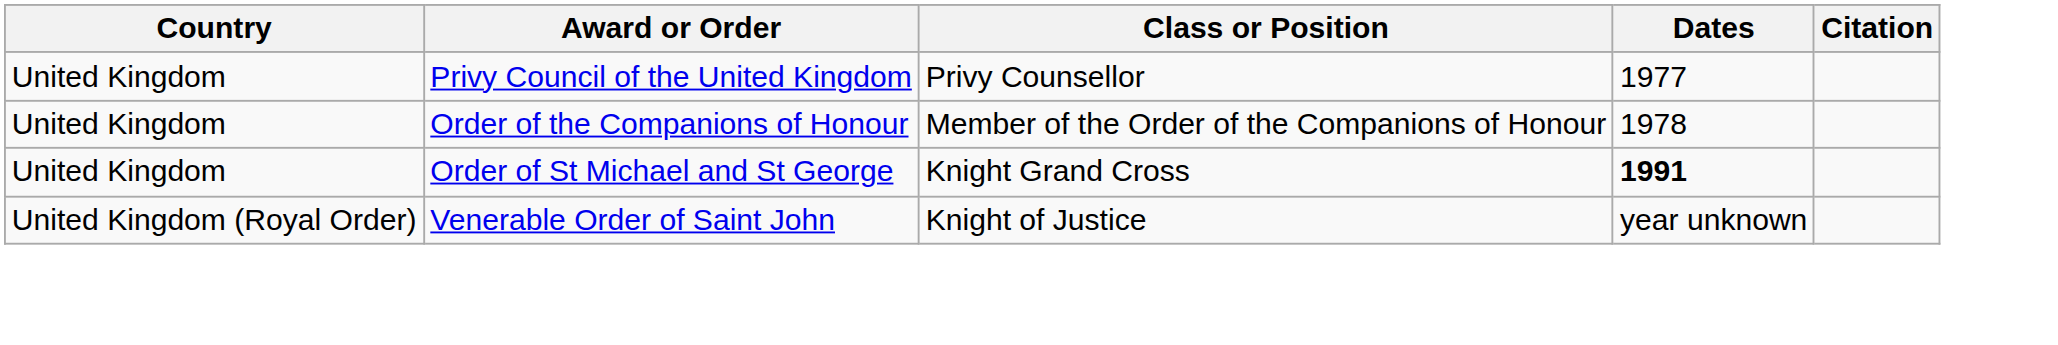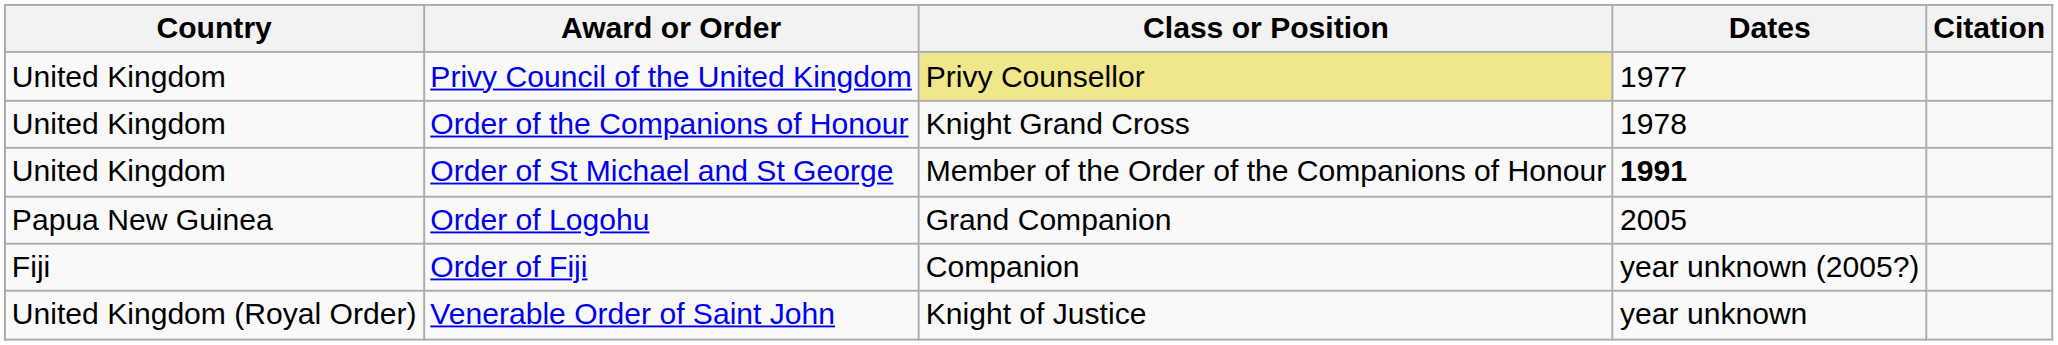(1035, 76) no background -> (1035, 76) khaki background
(1266, 123) Member of the Order of the Companions of Honour -> (1058, 123) Knight Grand Cross
(1058, 171) Knight Grand Cross -> (1266, 171) Member of the Order of the Companions of Honour
+ row: (540, 219)
+ row: (509, 266)
